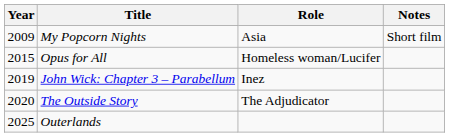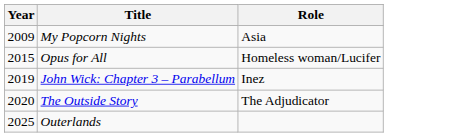- column: (414, 15)
